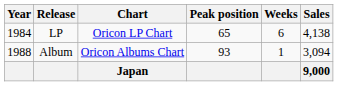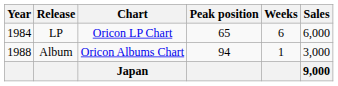(317, 33) 4,138 -> (317, 33) 6,000
(224, 52) 93 -> (224, 52) 94
(317, 52) 3,094 -> (317, 52) 3,000
